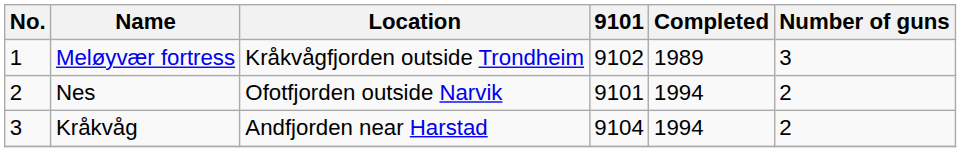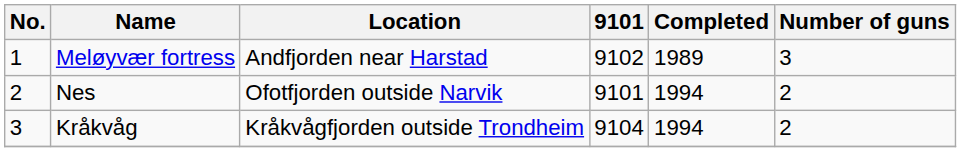(415, 57) Kråkvågfjorden outside Trondheim -> (367, 57) Andfjorden near Harstad
(367, 127) Andfjorden near Harstad -> (415, 127) Kråkvågfjorden outside Trondheim
